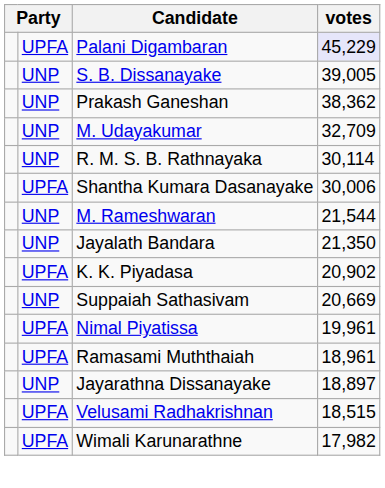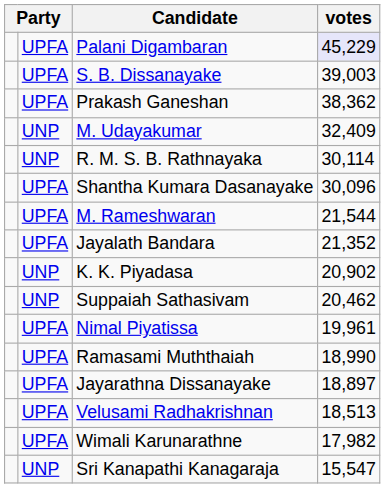(41, 74) UNP -> (45, 74) UPFA
(349, 74) 39,005 -> (349, 74) 39,003
(41, 103) UNP -> (45, 103) UPFA
(349, 131) 32,709 -> (349, 131) 32,409
(349, 187) 30,006 -> (349, 187) 30,096
(41, 215) UNP -> (45, 215) UPFA
(41, 243) UNP -> (45, 243) UPFA
(349, 243) 21,350 -> (349, 243) 21,352
(45, 272) UPFA -> (41, 272) UNP
(349, 300) 20,669 -> (349, 300) 20,462
(349, 356) 18,961 -> (349, 356) 18,990
(41, 384) UNP -> (45, 384) UPFA
(349, 412) 18,515 -> (349, 412) 18,513
+ row: (178, 469)
